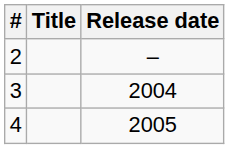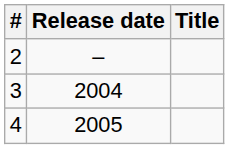columns swapped: (54, 21) <-> (153, 21)
